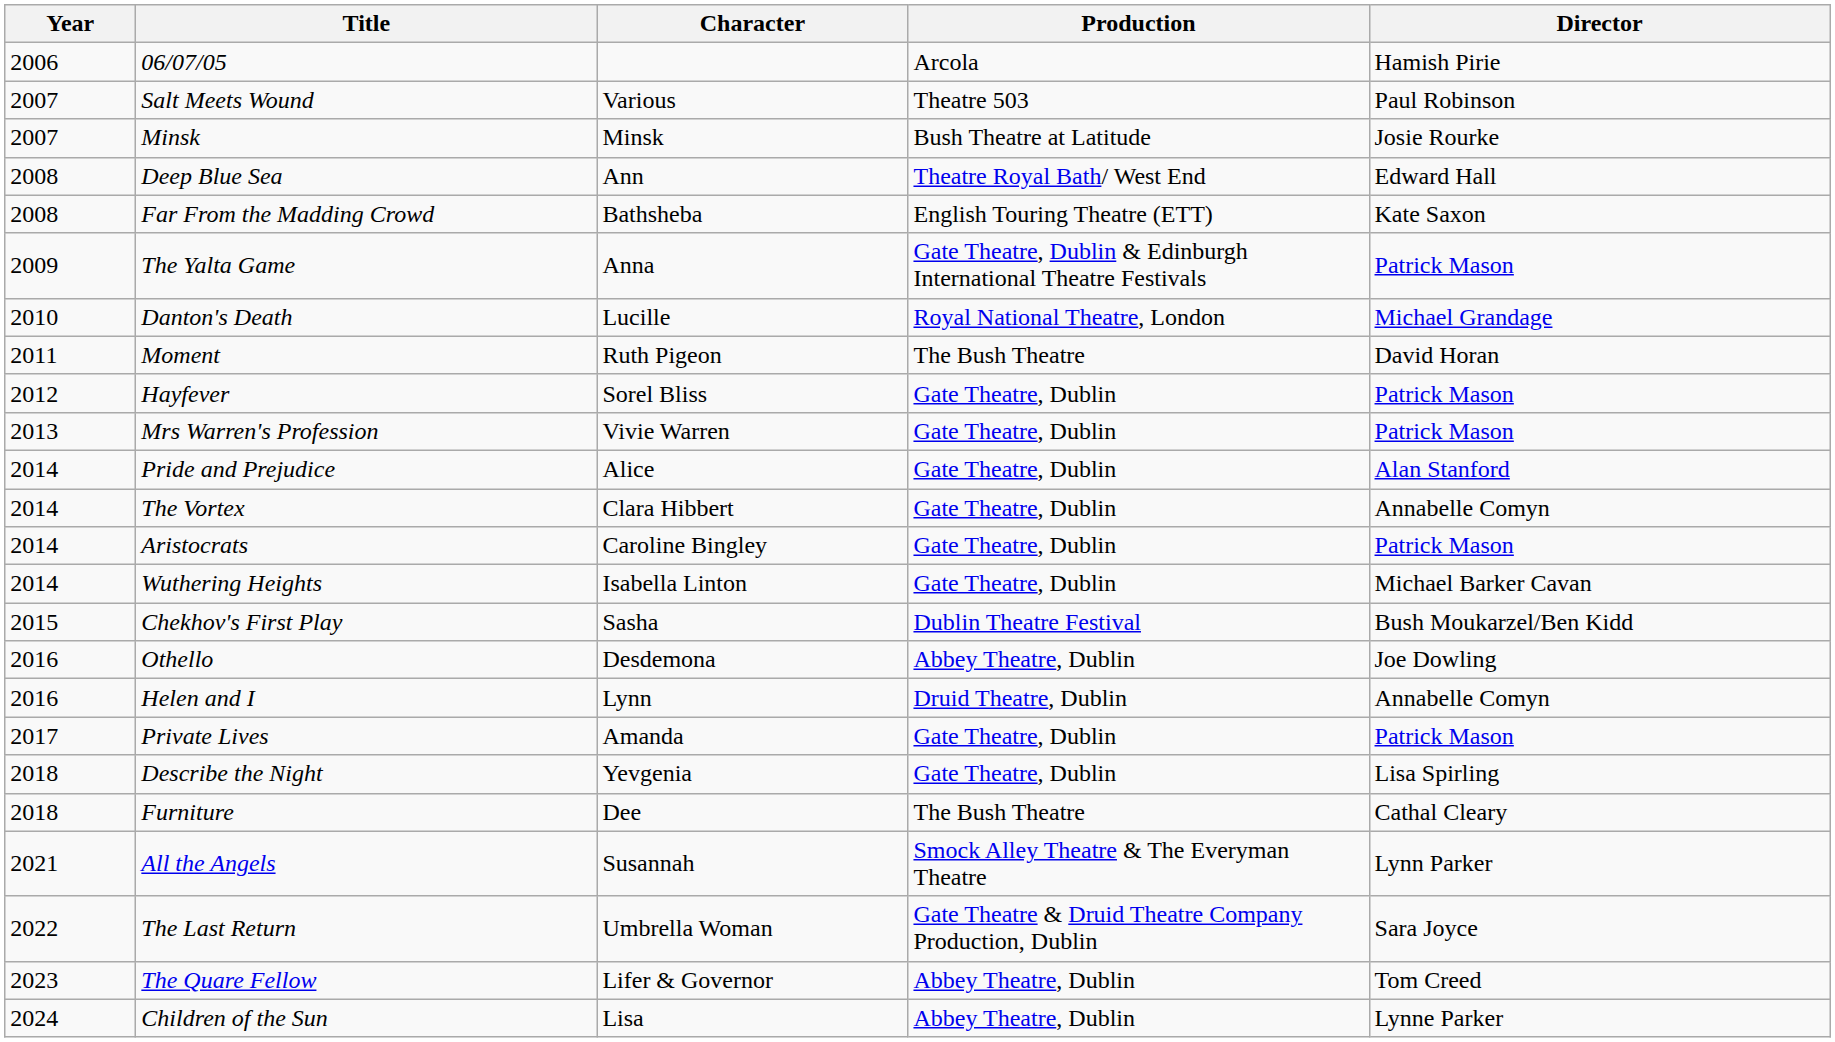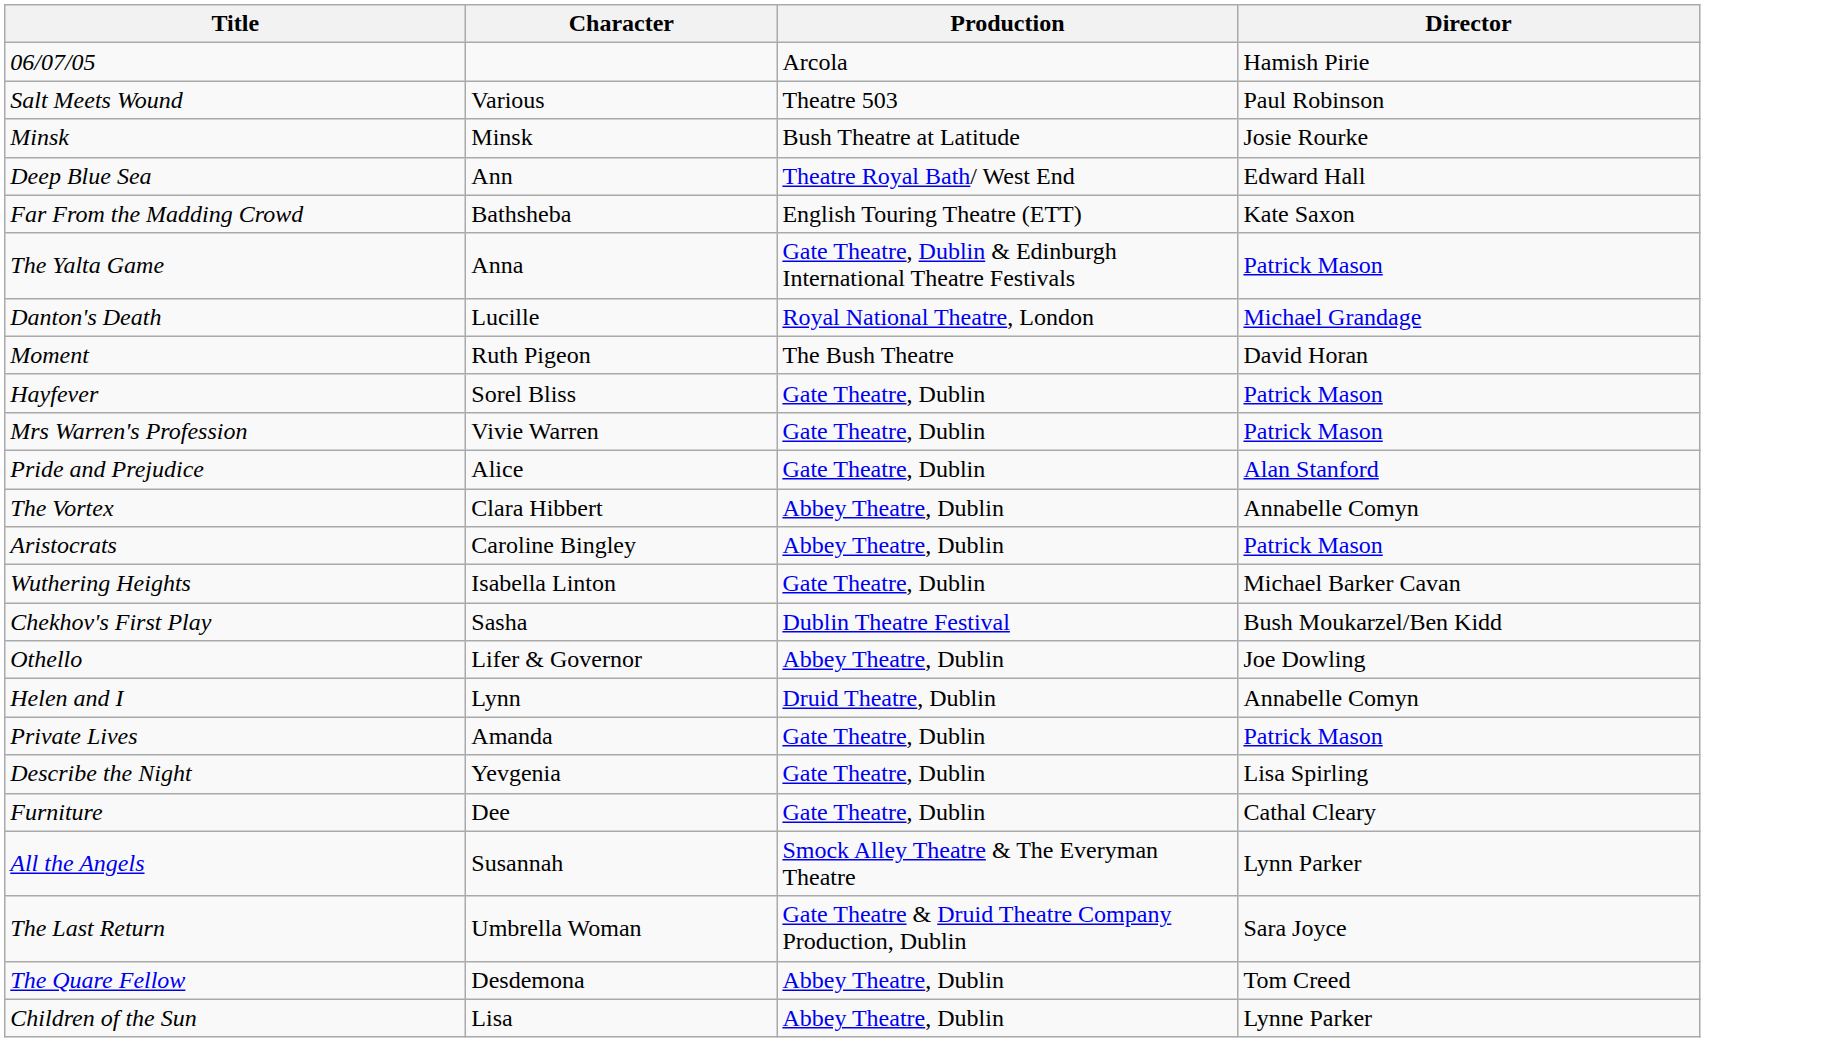- column: (70, 23)
(1015, 507) Gate Theatre, Dublin -> (893, 507) Abbey Theatre, Dublin
(1015, 545) Gate Theatre, Dublin -> (893, 545) Abbey Theatre, Dublin
(659, 659) Desdemona -> (557, 659) Lifer & Governor
(999, 811) The Bush Theatre -> (884, 811) Gate Theatre, Dublin
(688, 979) Lifer & Governor -> (528, 979) Desdemona
